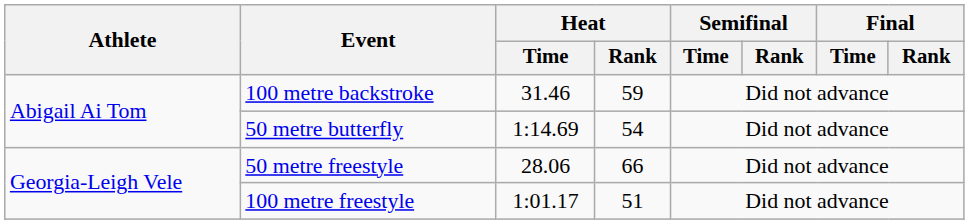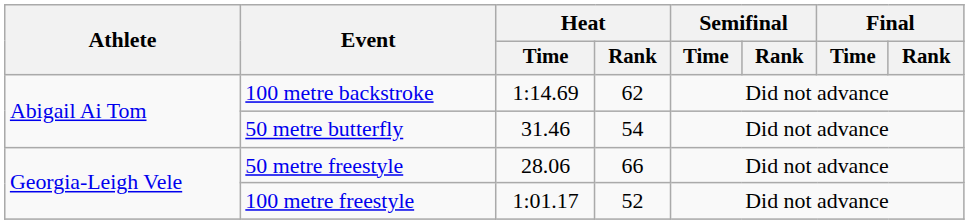(546, 93) 31.46 -> (546, 93) 1:14.69
(632, 93) 59 -> (632, 93) 62
(546, 129) 1:14.69 -> (546, 129) 31.46
(632, 201) 51 -> (632, 201) 52
